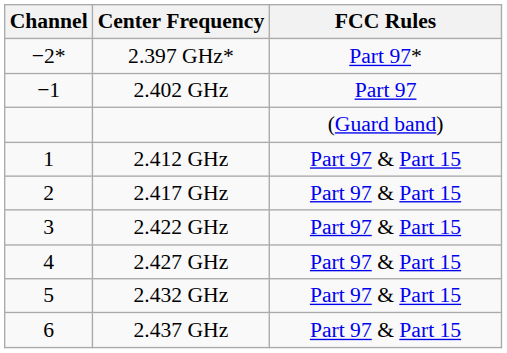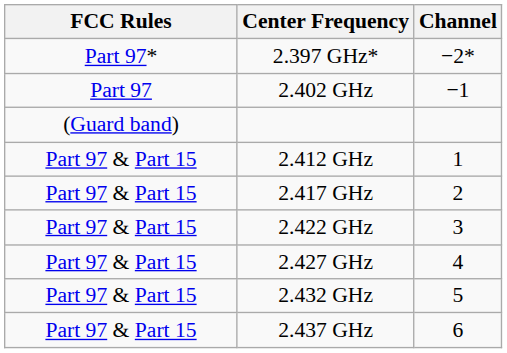columns swapped: (49, 21) <-> (386, 21)
